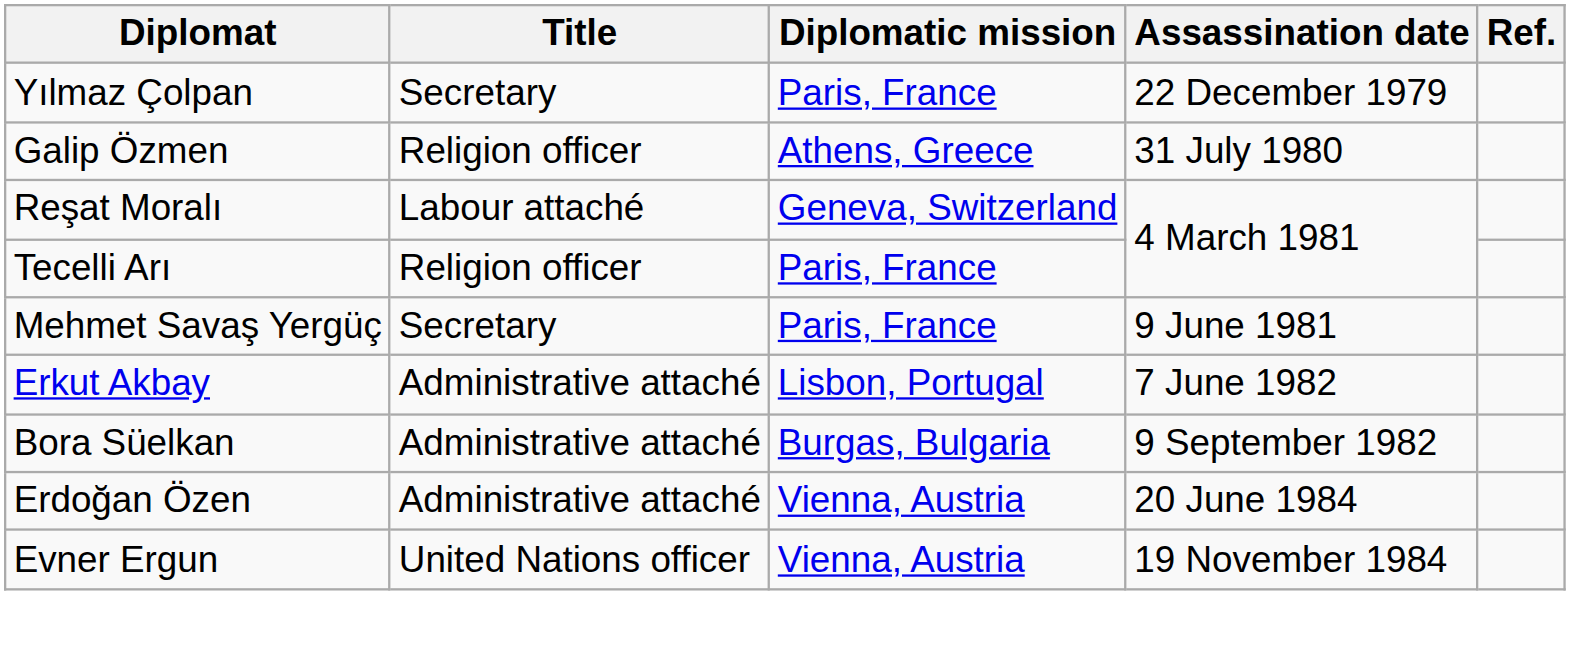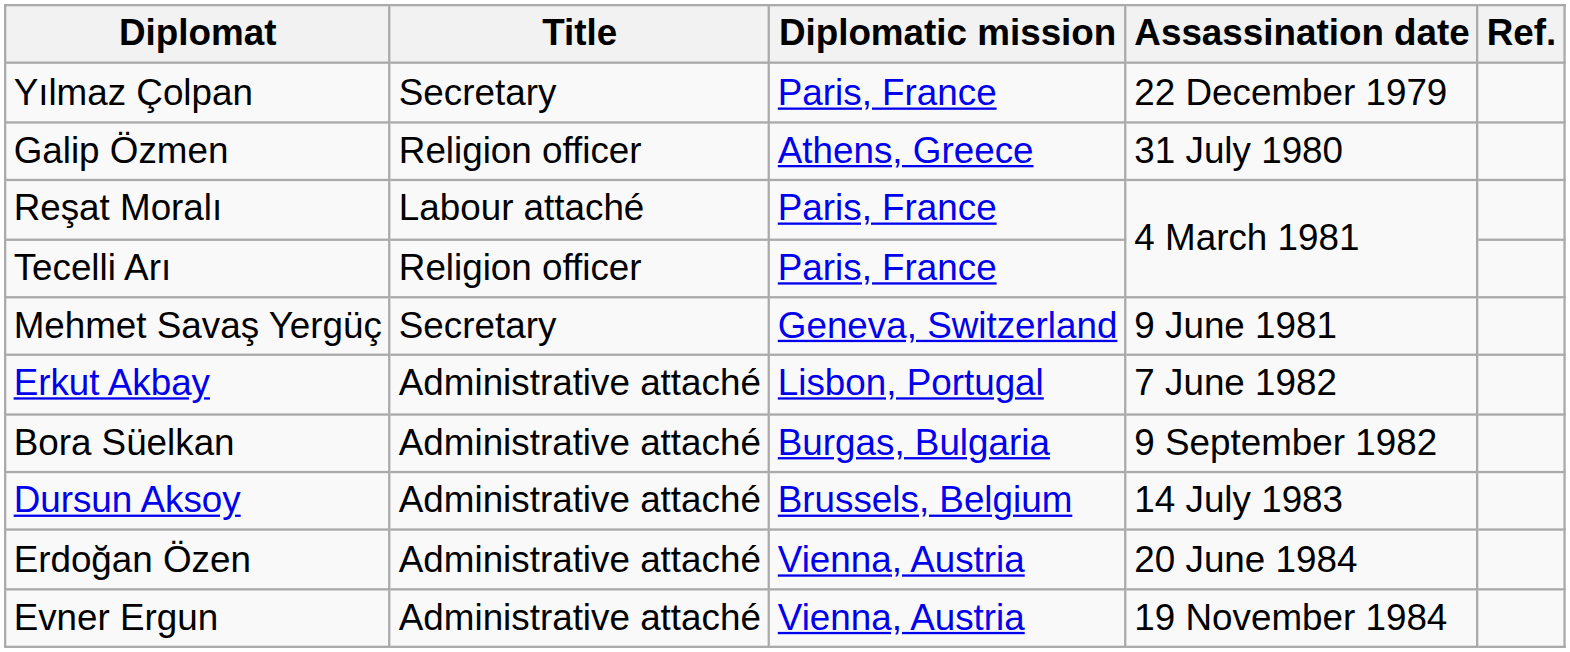(948, 208) Geneva, Switzerland -> (887, 208) Paris, France
(887, 325) Paris, France -> (948, 325) Geneva, Switzerland
+ row: (127, 500)
(574, 558) United Nations officer -> (580, 617) Administrative attaché
